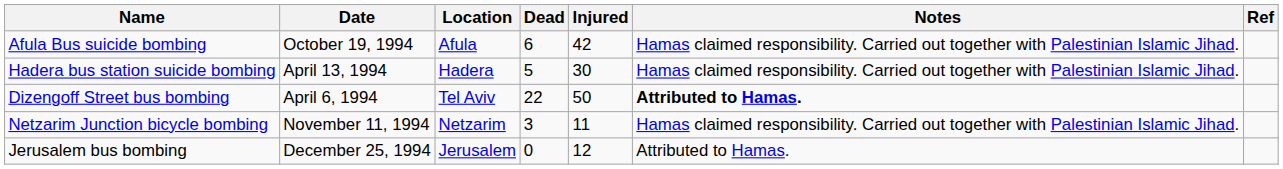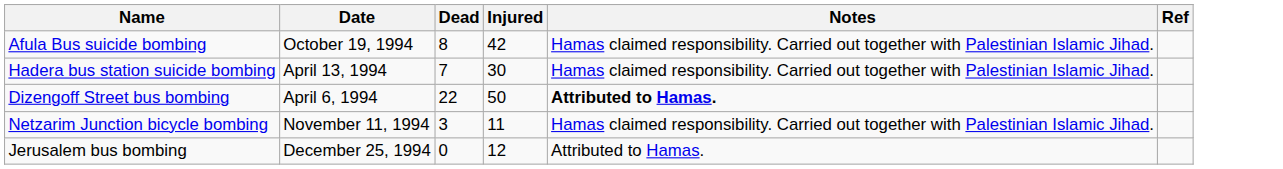- column: (477, 17)
(528, 44) 6 -> (443, 44) 8
(528, 71) 5 -> (443, 71) 7
